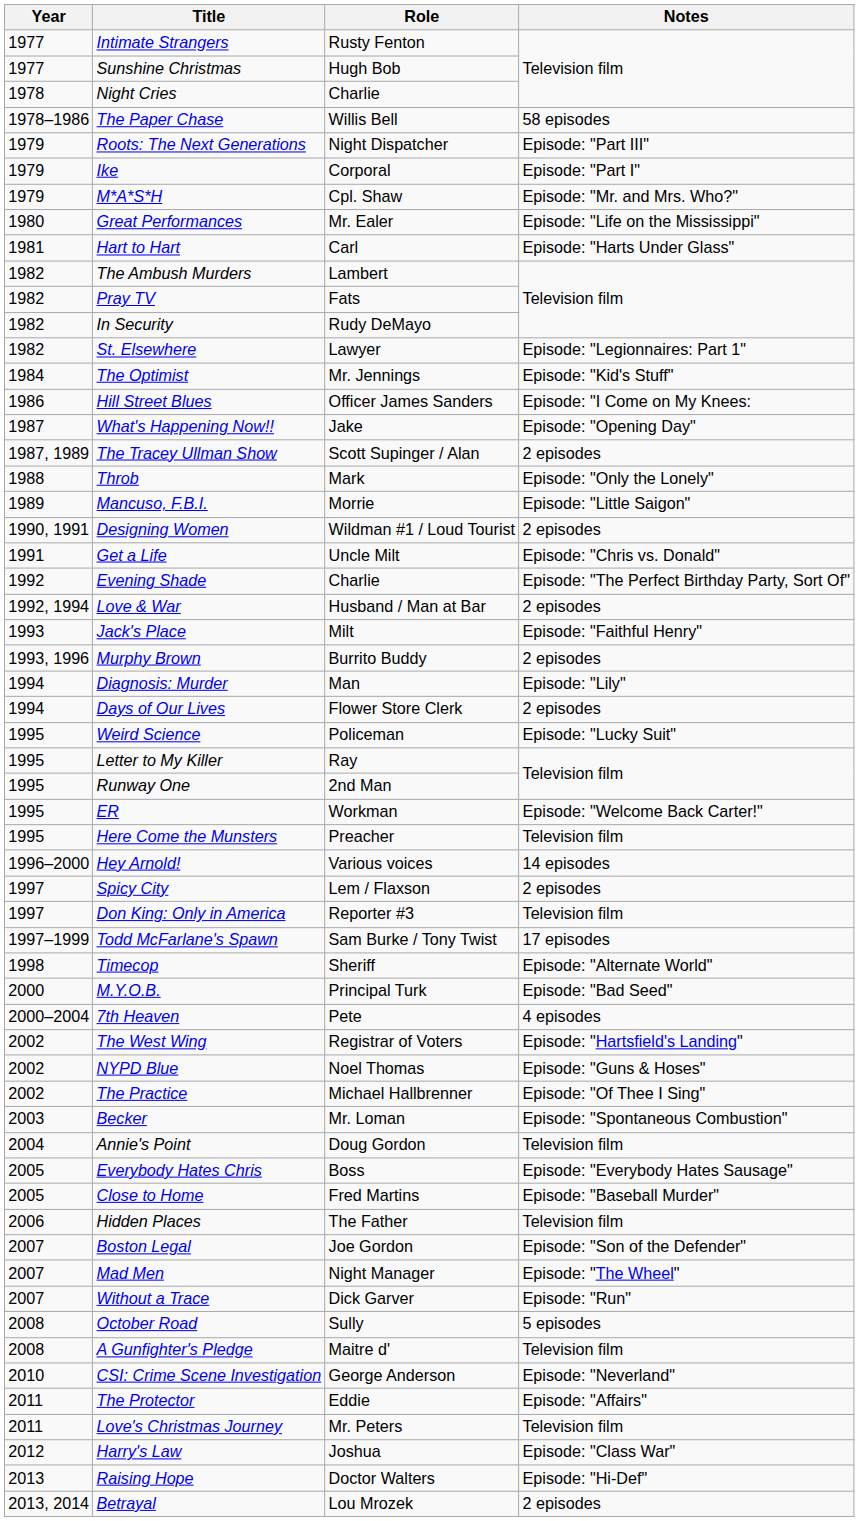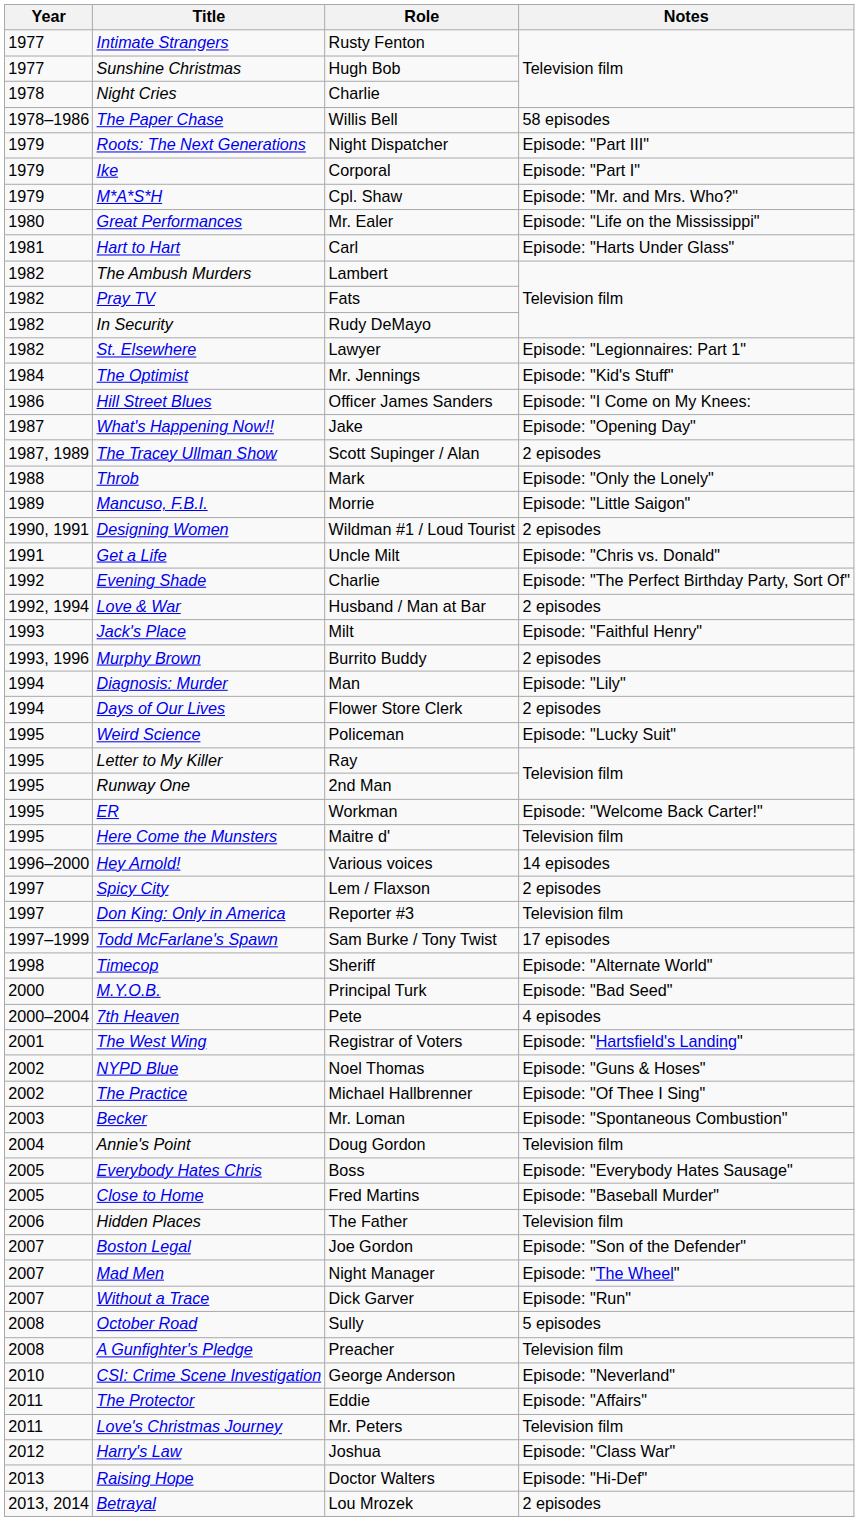(361, 837) Preacher -> (359, 837) Maitre d'
(26, 1042) 2002 -> (26, 1042) 2001
(359, 1350) Maitre d' -> (361, 1350) Preacher
